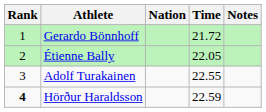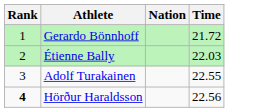- column: (243, 14)
(207, 55) 22.05 -> (207, 55) 22.03
(207, 96) 22.59 -> (207, 96) 22.56
